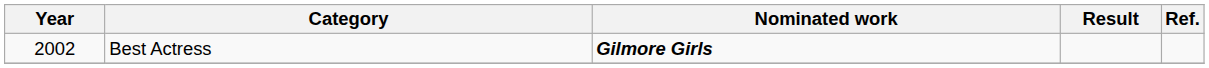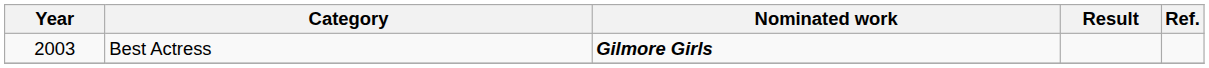(55, 48) 2002 -> (55, 48) 2003
